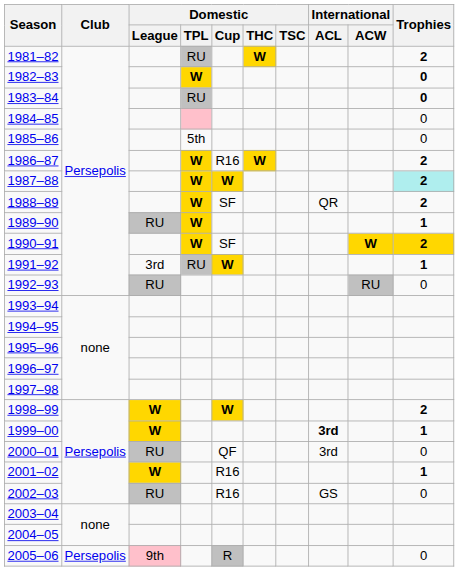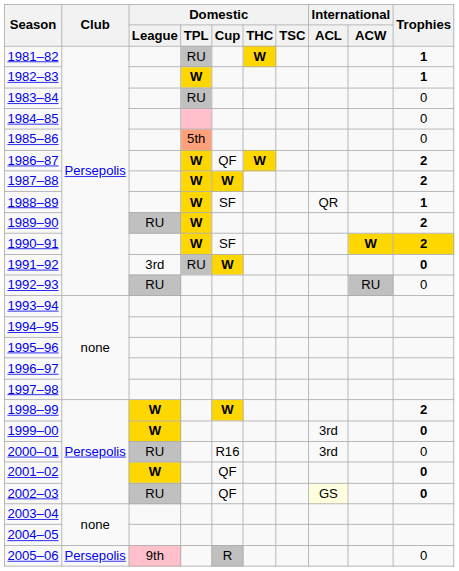(424, 56) 2 -> (424, 56) 1
(424, 77) 0 -> (424, 77) 1
(424, 98) bold -> (424, 98) normal
(196, 139) no background -> (196, 139) lightsalmon background
(227, 160) R16 -> (227, 160) QF
(424, 181) paleturquoise background -> (424, 181) no background
(424, 202) 2 -> (424, 202) 1
(424, 222) 1 -> (424, 222) 2
(424, 264) 1 -> (424, 264) 0
(328, 431) bold -> (328, 431) normal
(424, 431) 1 -> (424, 431) 0
(227, 451) QF -> (227, 451) R16
(227, 472) R16 -> (227, 472) QF
(424, 472) 1 -> (424, 472) 0
(227, 493) R16 -> (227, 493) QF
(328, 493) no background -> (328, 493) lightyellow background
(424, 493) normal -> (424, 493) bold
